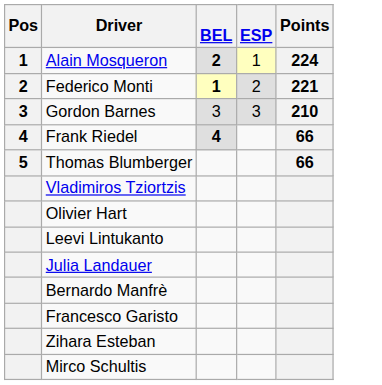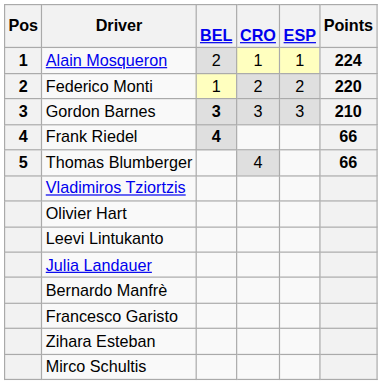+ column: (258, 35)
(216, 60) bold -> (216, 60) normal
(216, 86) bold -> (216, 86) normal
(305, 86) 221 -> (348, 86) 220
(216, 111) normal -> (216, 111) bold
